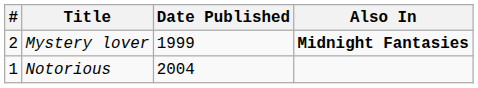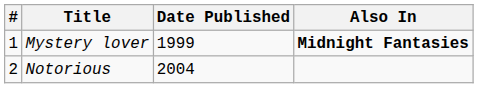(13, 43) 2 -> (13, 43) 1
(13, 69) 1 -> (13, 69) 2
